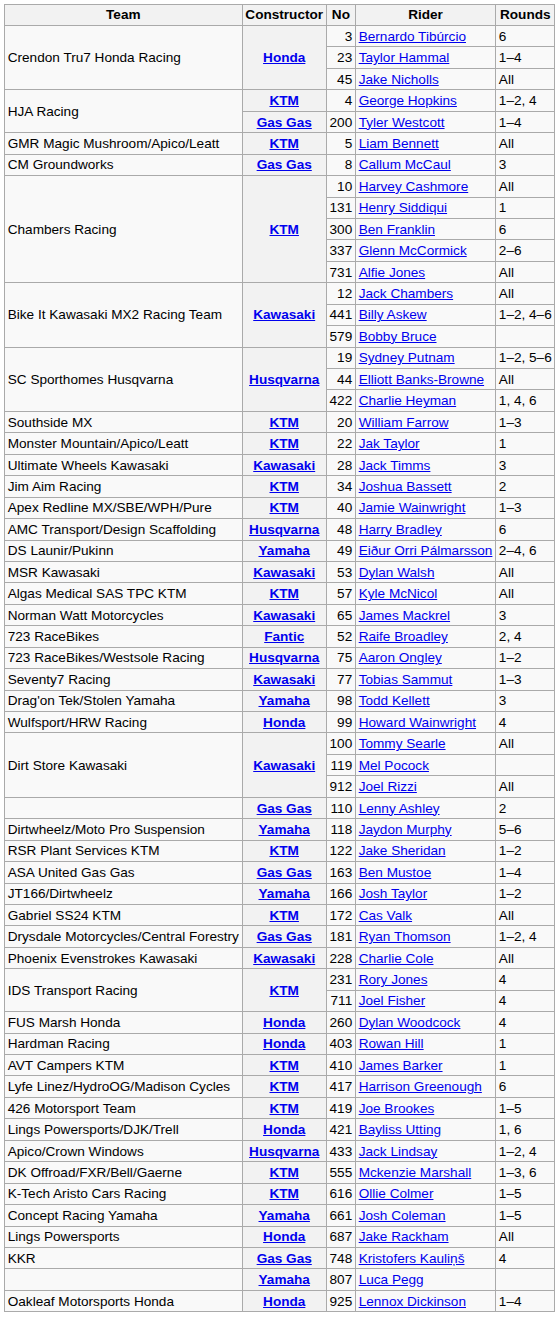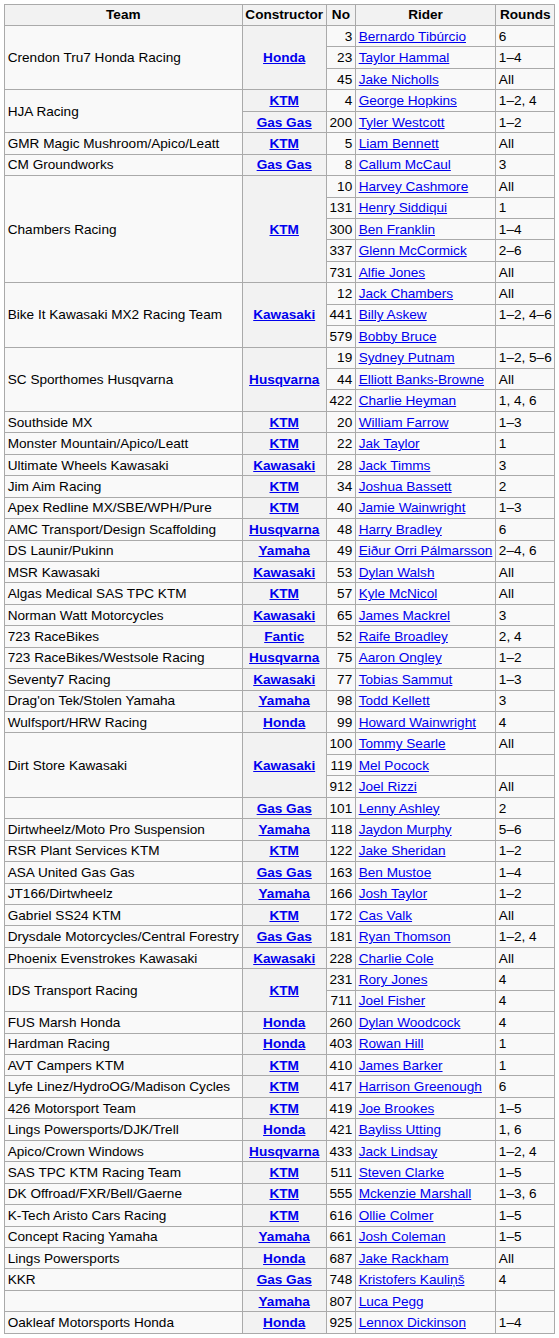(510, 122) 1–4 -> (510, 122) 1–2
(503, 229) 6 -> (510, 229) 1–4
(341, 808) 110 -> (341, 808) 101
+ row: (401, 1172)
